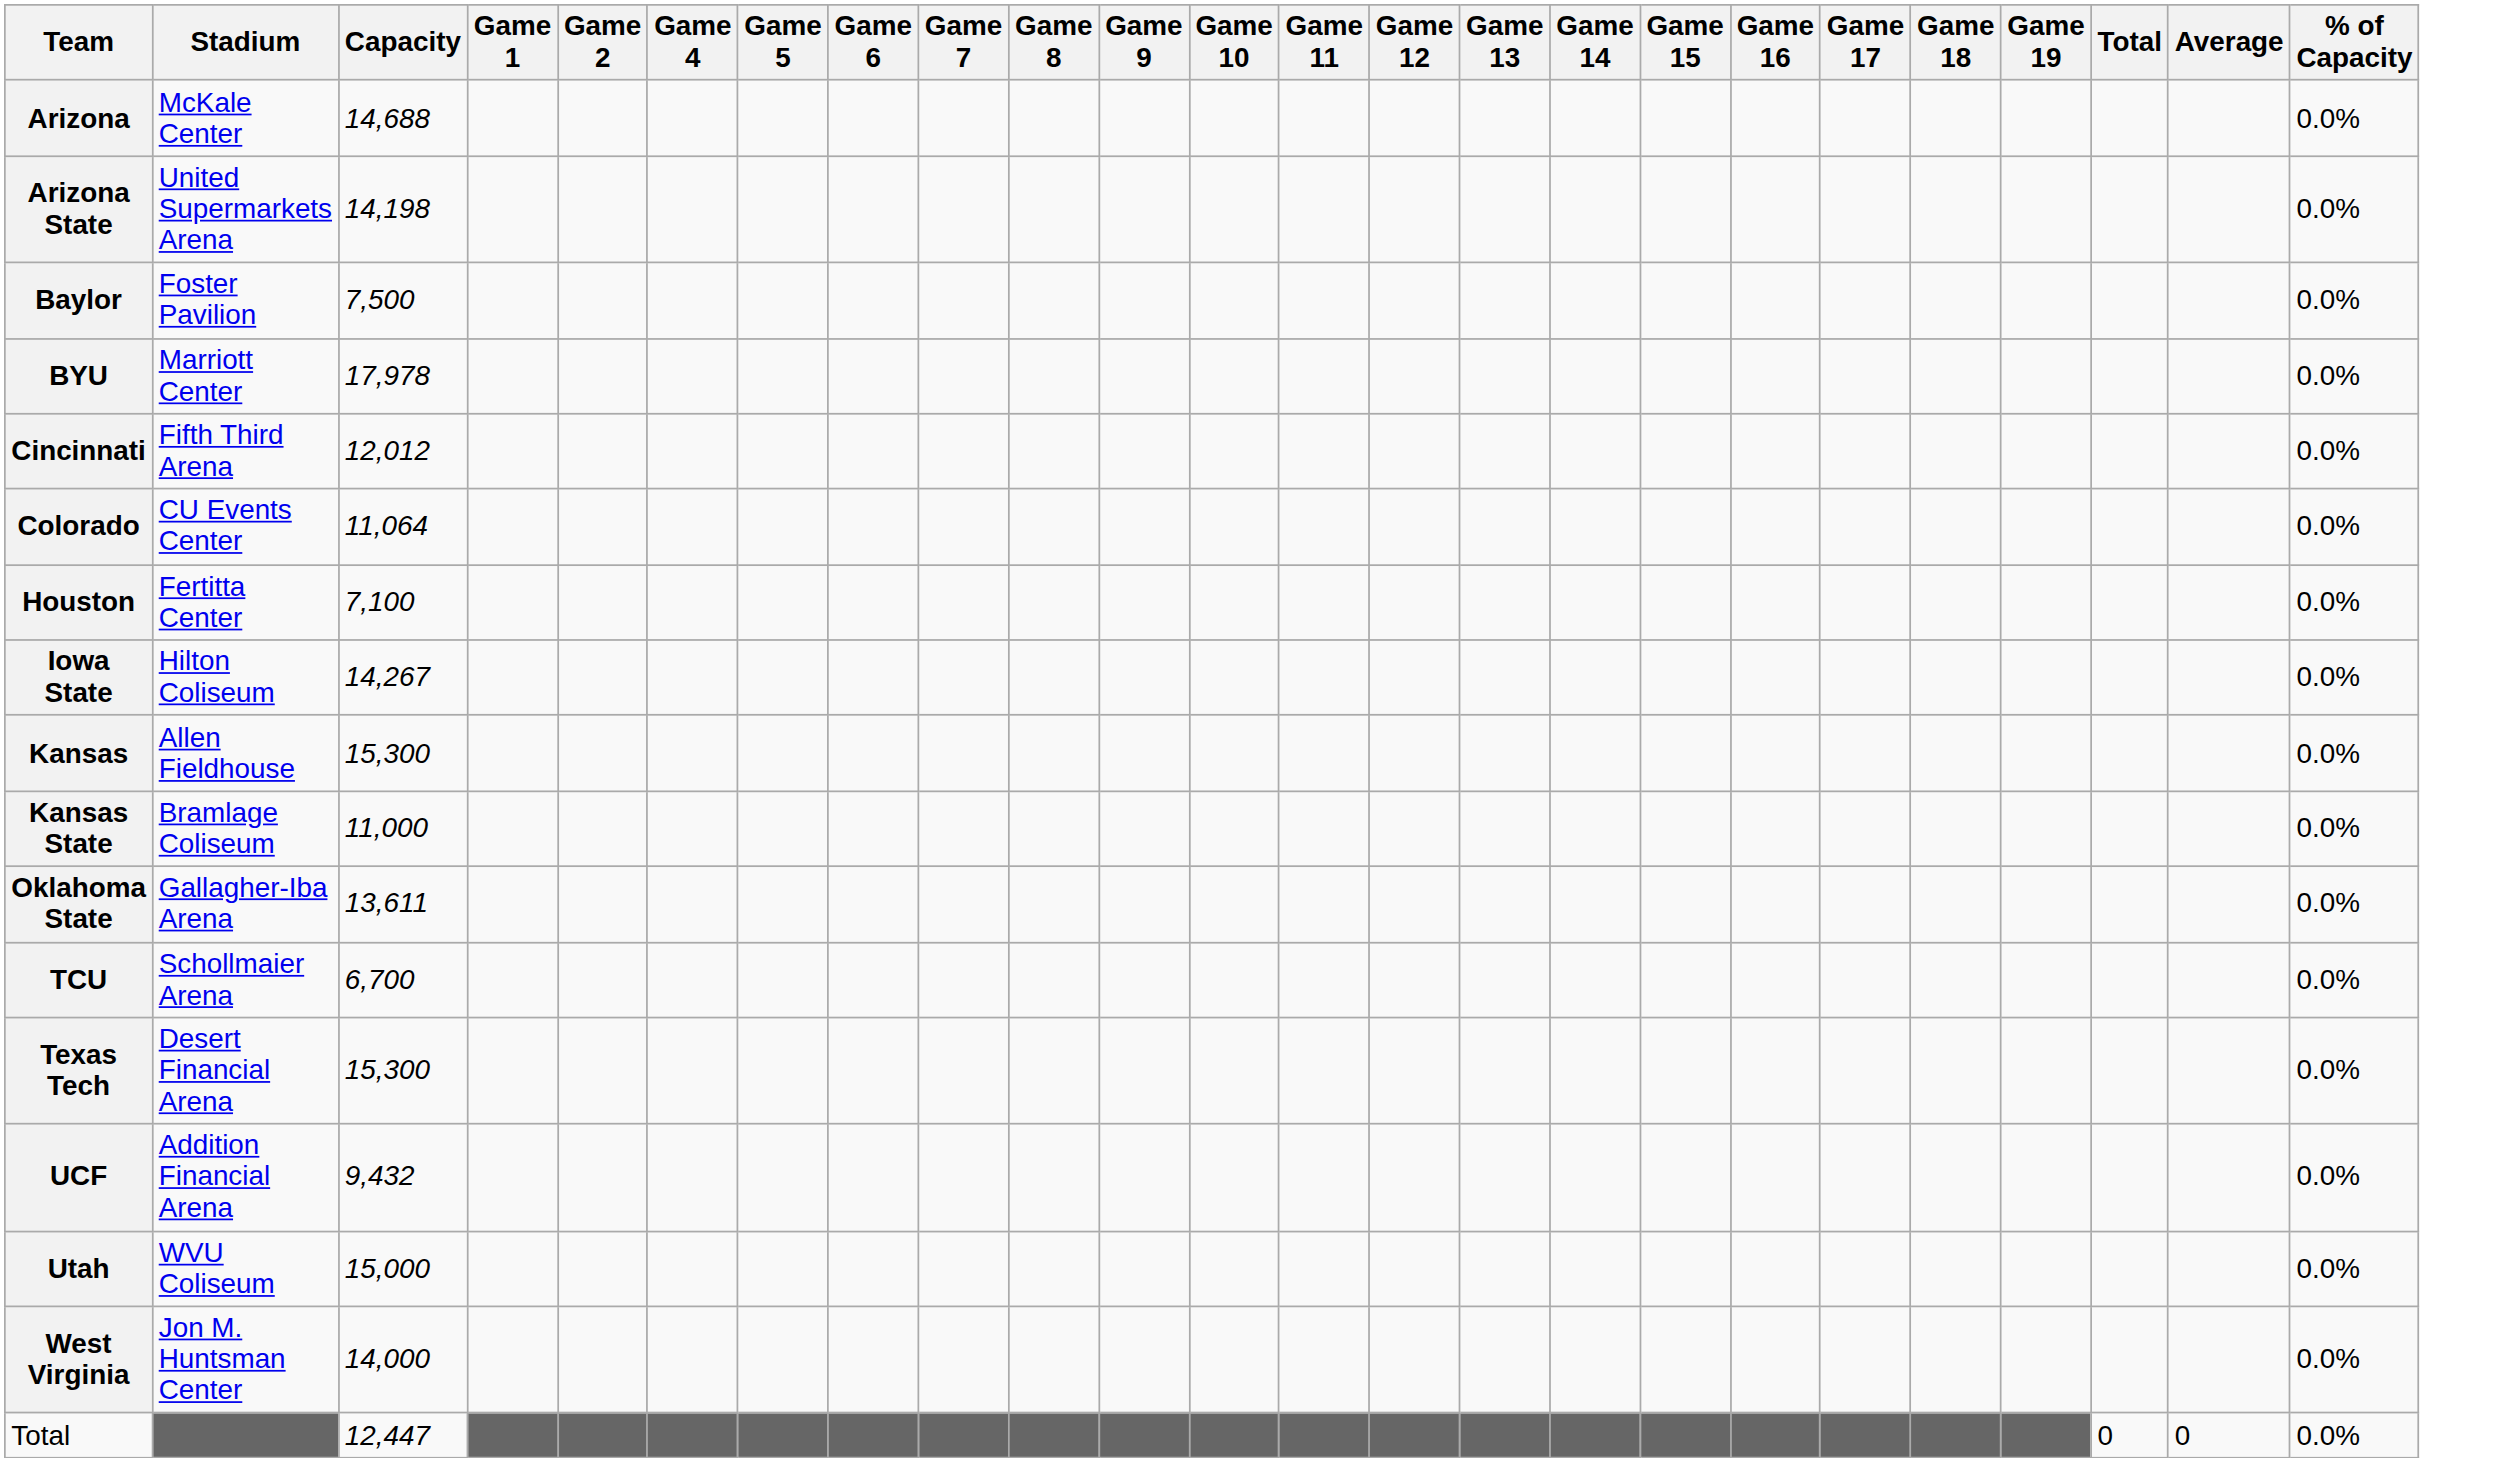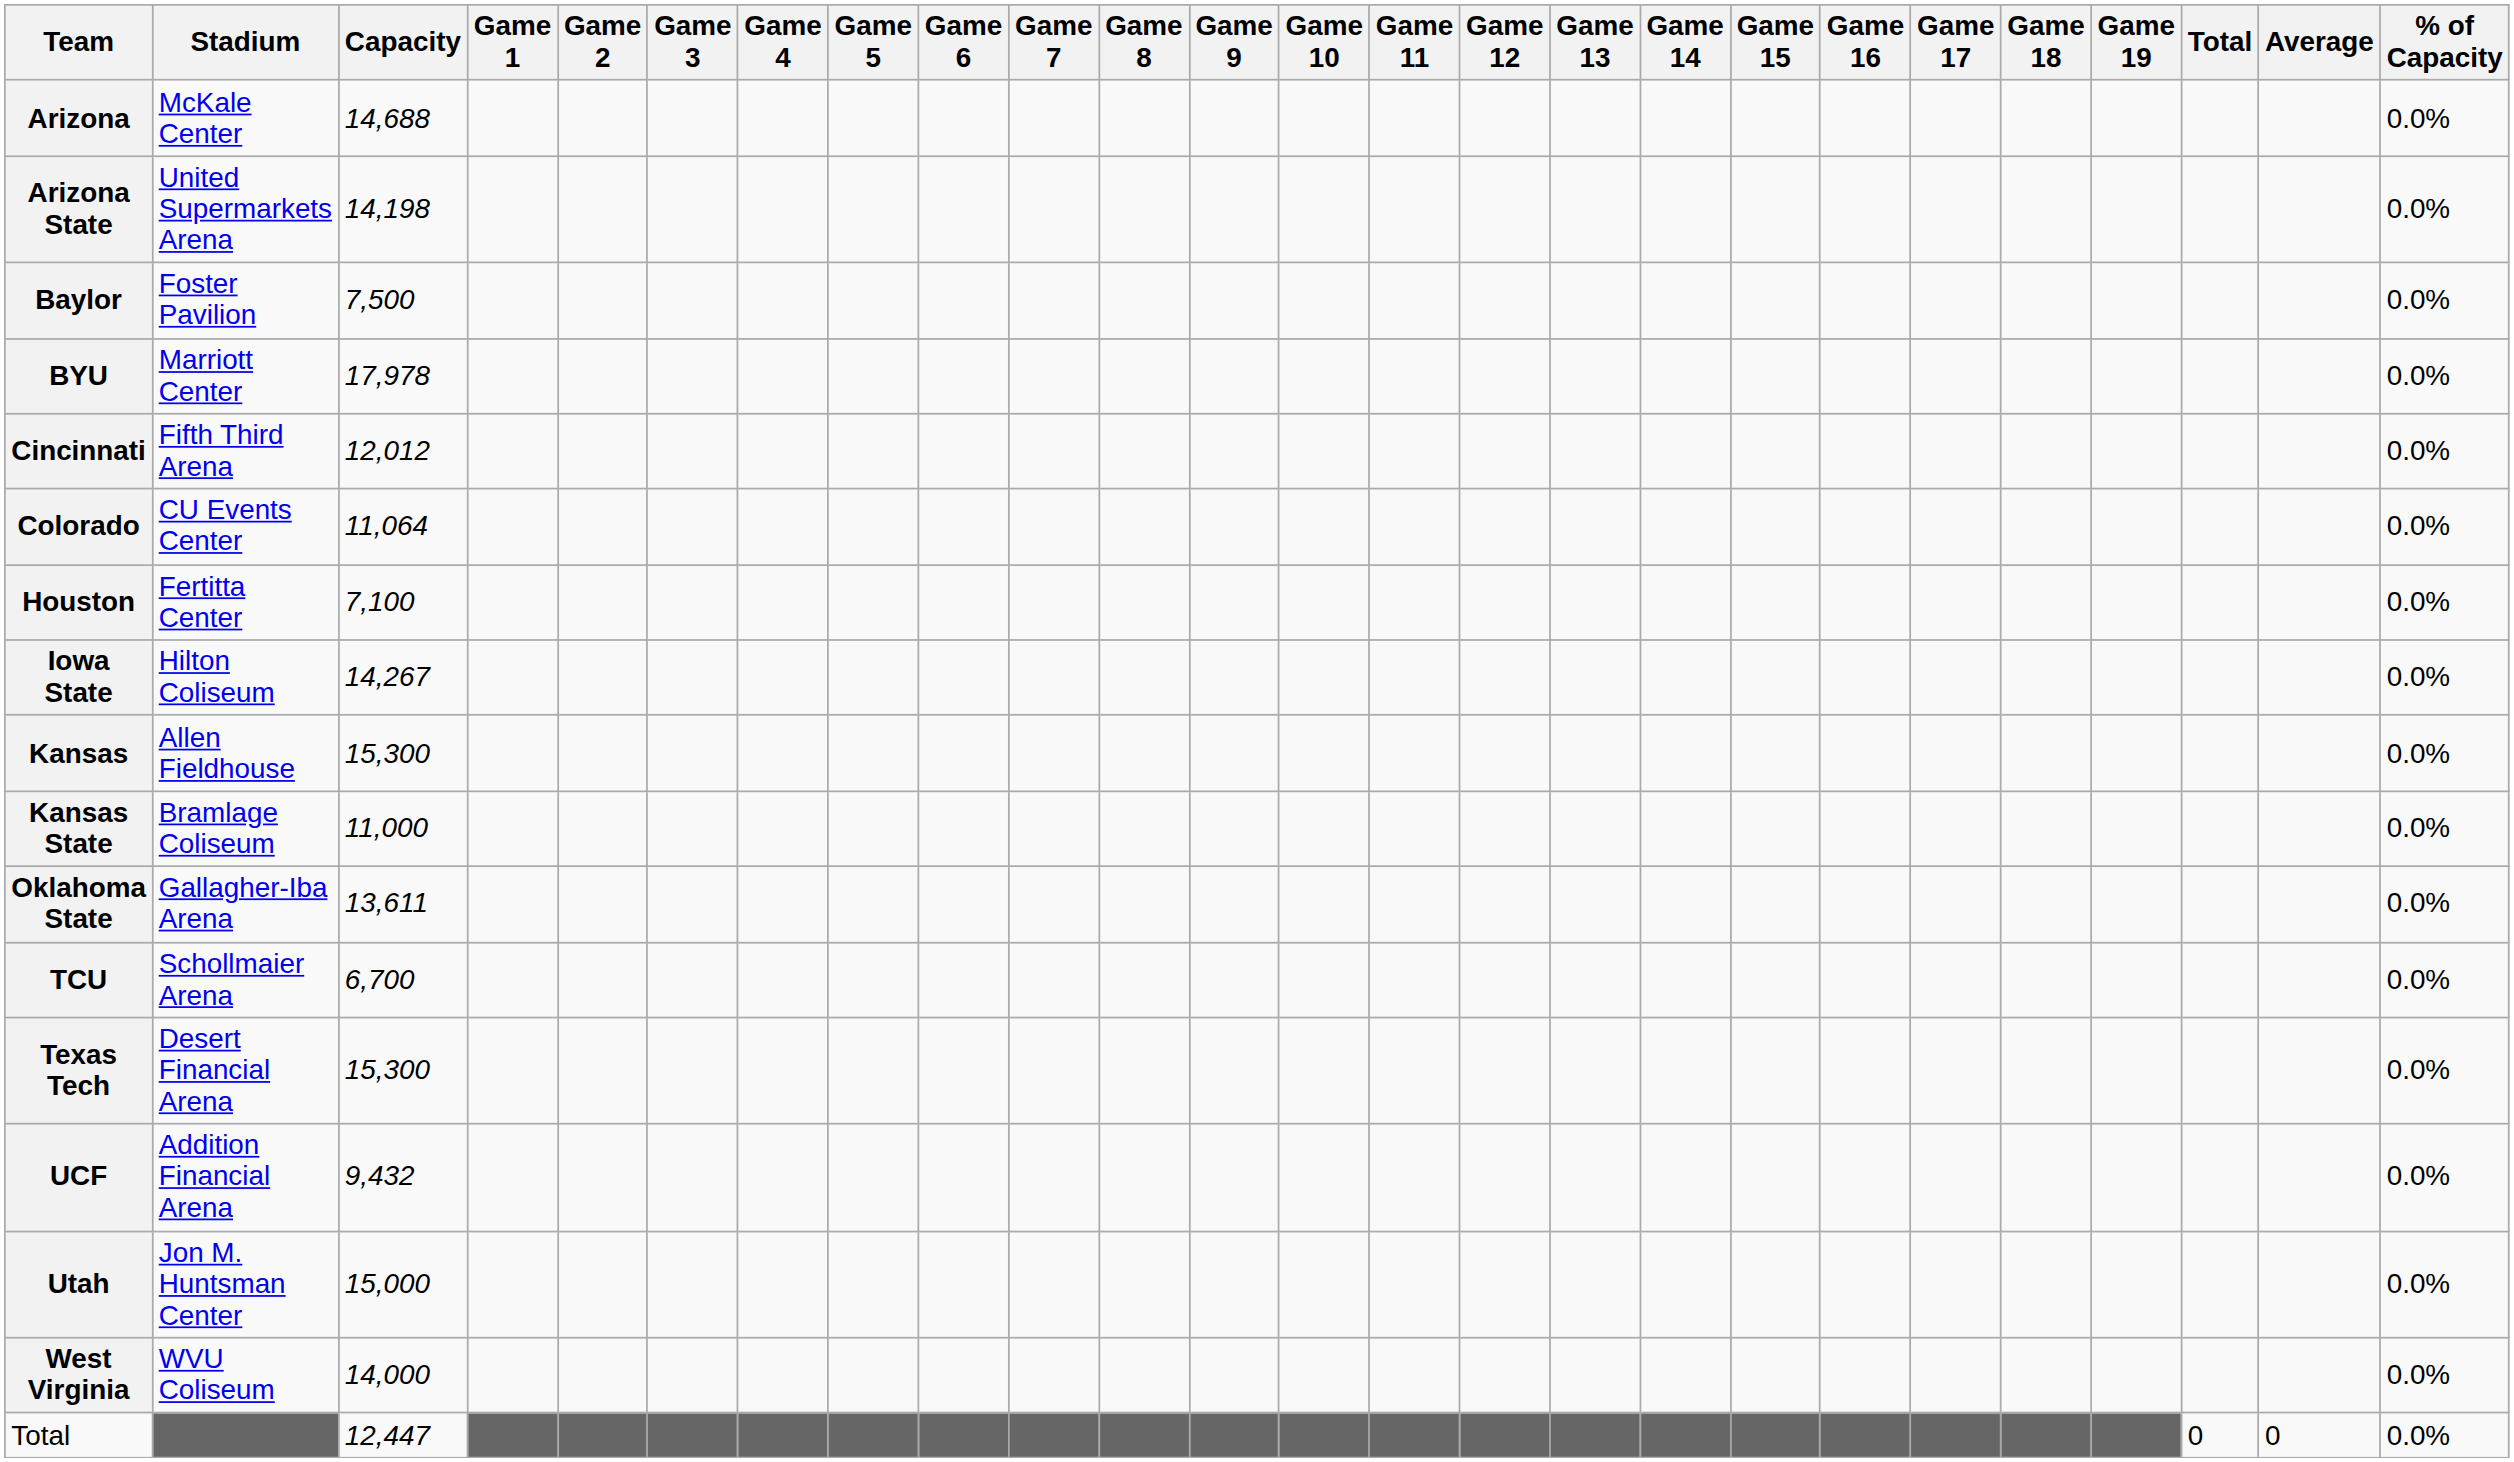+ column: (693, 42)
(217, 1268) WVU Coliseum -> (222, 1283) Jon M. Huntsman Center
(222, 1359) Jon M. Huntsman Center -> (217, 1375) WVU Coliseum
